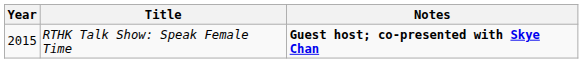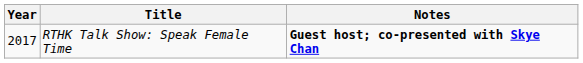(22, 41) 2015 -> (22, 41) 2017
